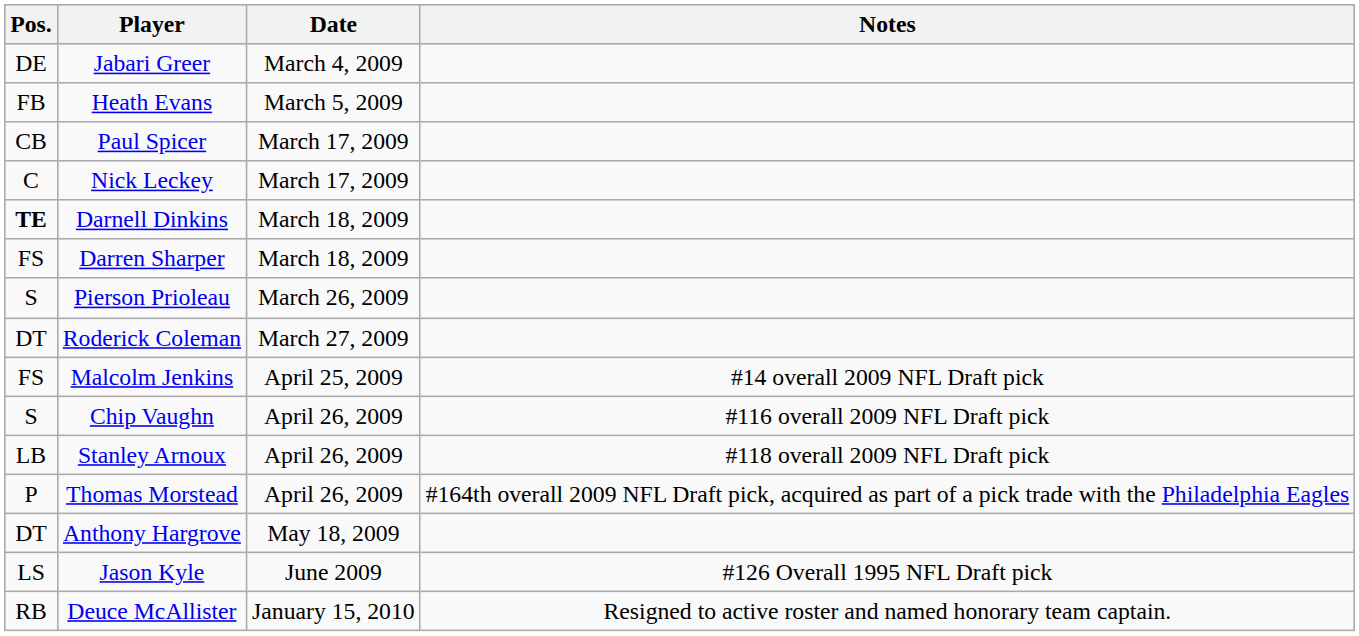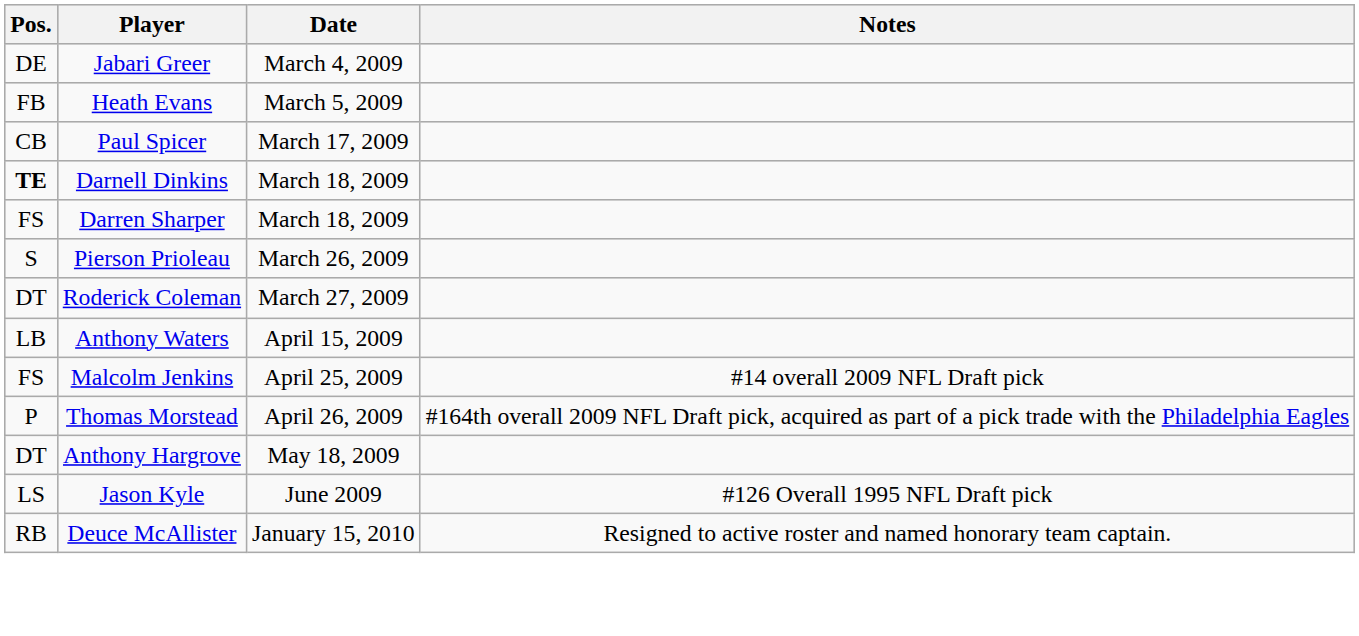- row: (152, 180)
+ row: (152, 337)
- row: (152, 415)
- row: (152, 454)
